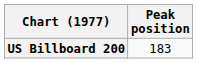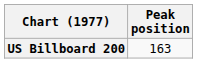(160, 48) 183 -> (160, 48) 163
